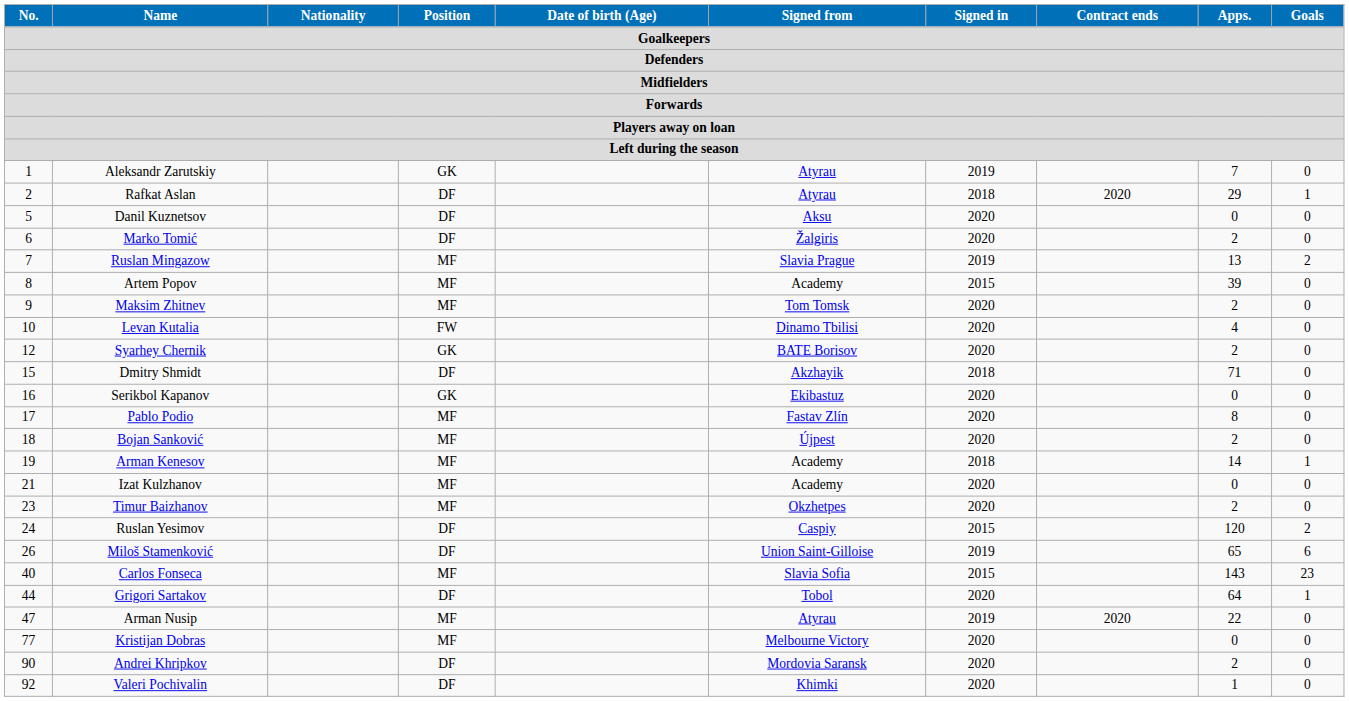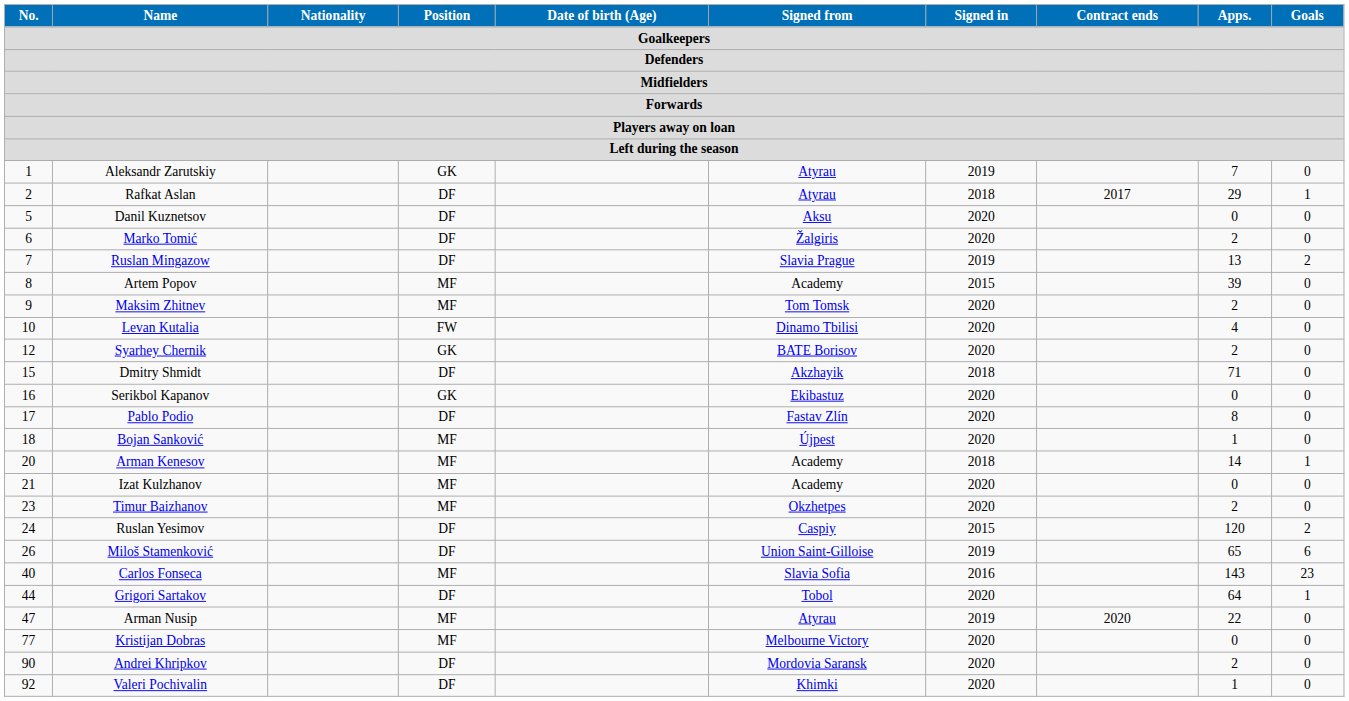(1117, 194) 2020 -> (1117, 194) 2017
(447, 261) MF -> (447, 261) DF
(447, 417) MF -> (447, 417) DF
(1235, 440) 2 -> (1235, 440) 1
(29, 462) 19 -> (29, 462) 20
(981, 574) 2015 -> (981, 574) 2016
